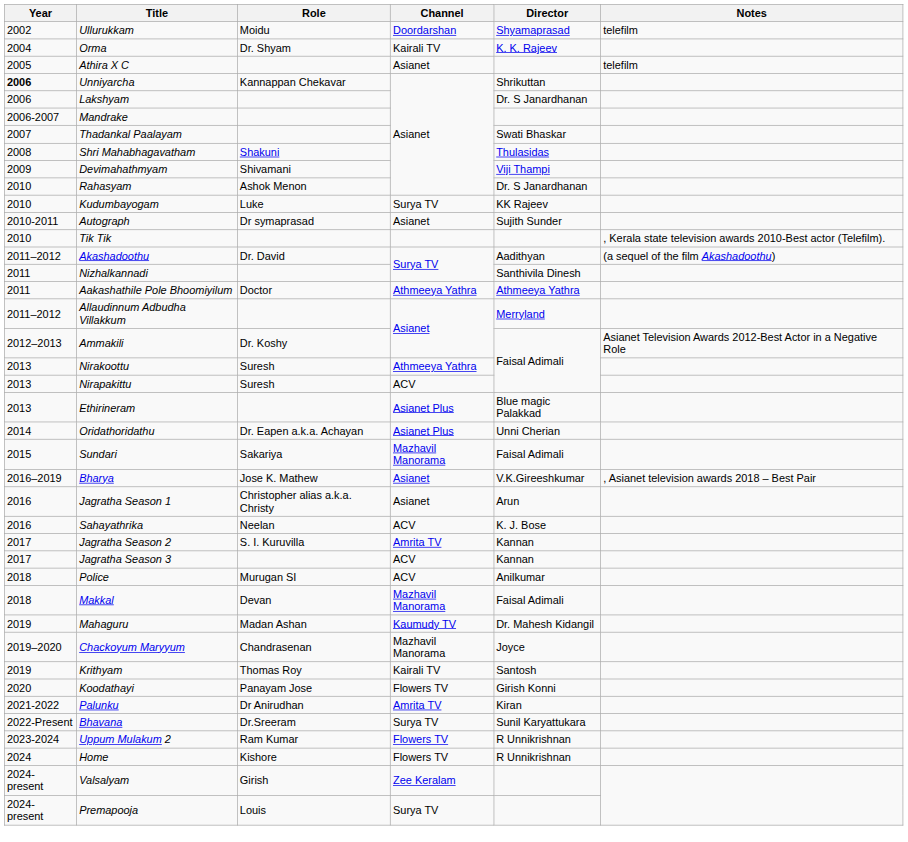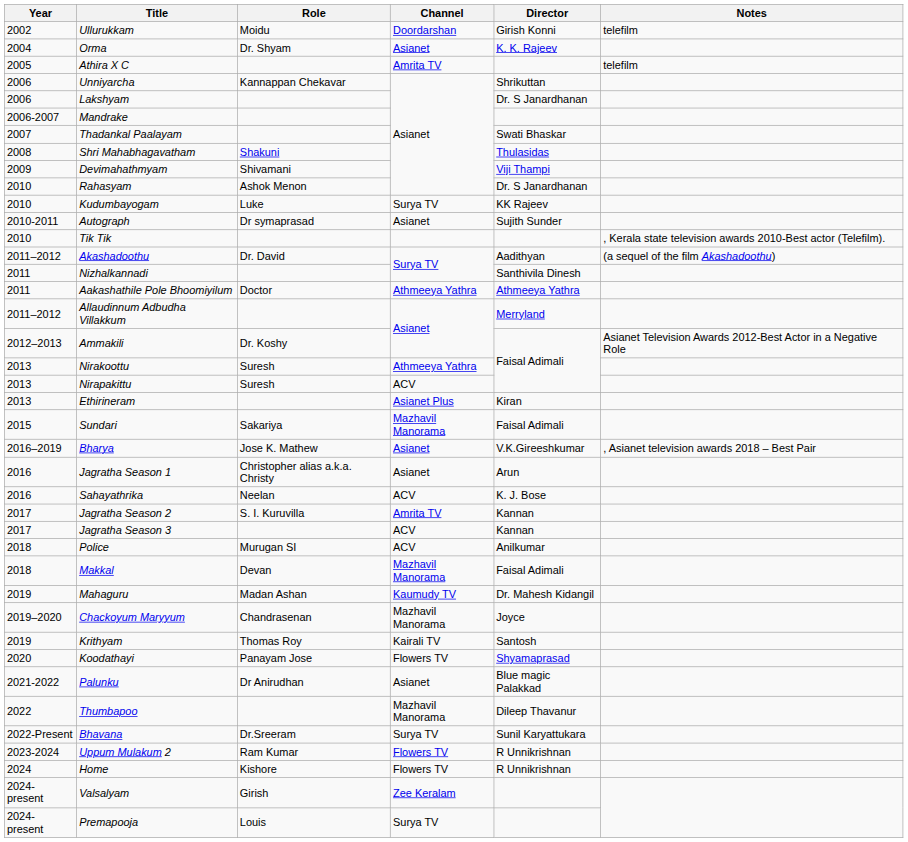(533, 31) Shyamaprasad -> (526, 31) Girish Konni
(417, 48) Kairali TV -> (411, 48) Asianet
(411, 65) Asianet -> (417, 65) Amrita TV
(19, 83) bold -> (19, 83) normal
(523, 408) Blue magic Palakkad -> (509, 402) Kiran
- row: (117, 431)
(526, 688) Girish Konni -> (533, 658) Shyamaprasad
(417, 705) Amrita TV -> (411, 682) Asianet
(509, 705) Kiran -> (523, 682) Blue magic Palakkad
+ row: (108, 711)
